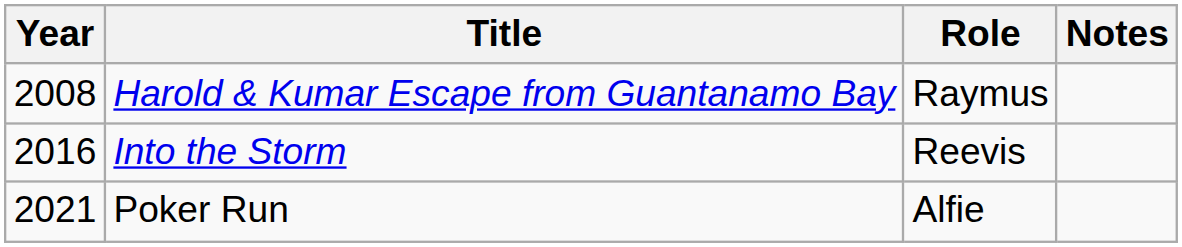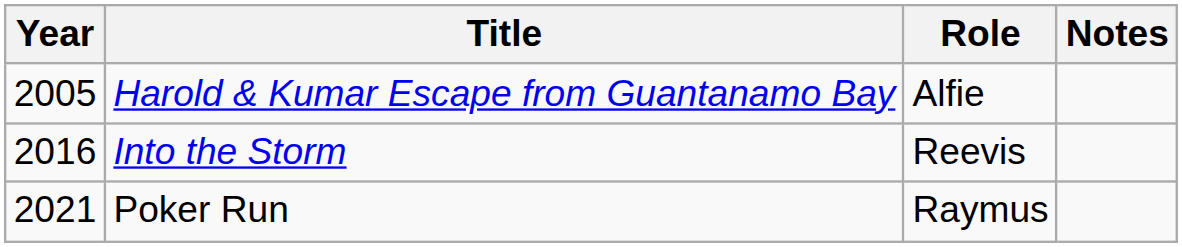(55, 92) 2008 -> (55, 92) 2005
(981, 92) Raymus -> (949, 92) Alfie
(949, 210) Alfie -> (981, 210) Raymus
